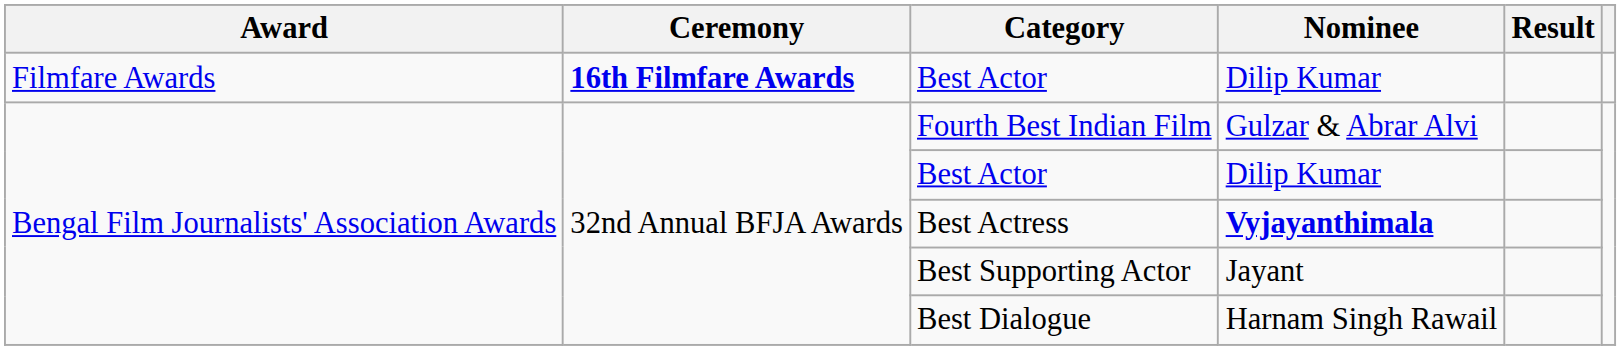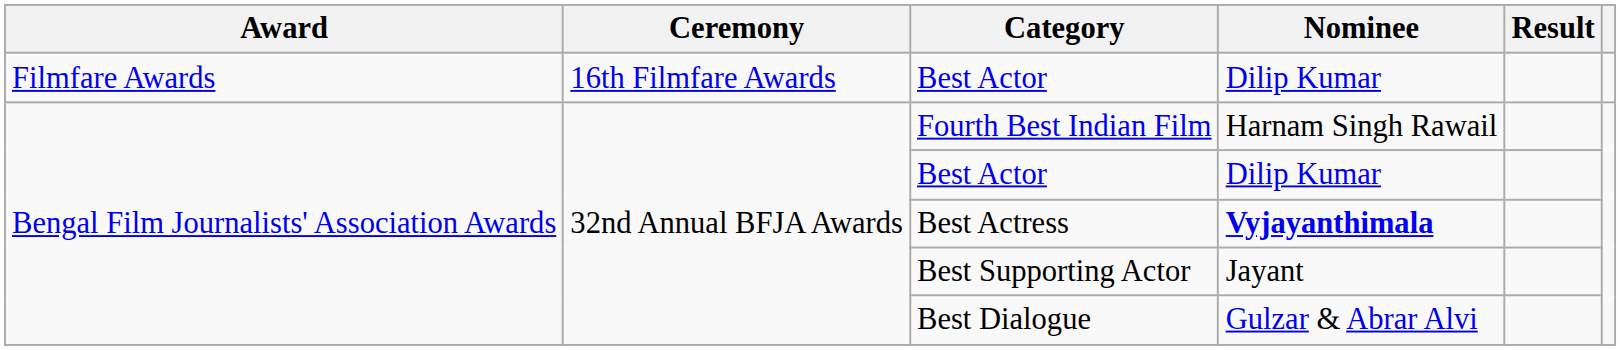(712, 77) bold -> (703, 77) normal
(1352, 125) Gulzar & Abrar Alvi -> (1361, 125) Harnam Singh Rawail
(1361, 319) Harnam Singh Rawail -> (1352, 319) Gulzar & Abrar Alvi
